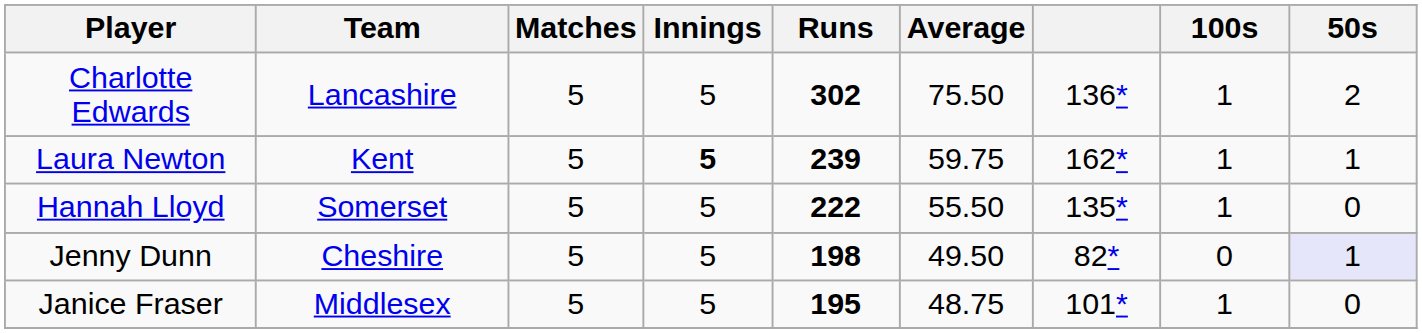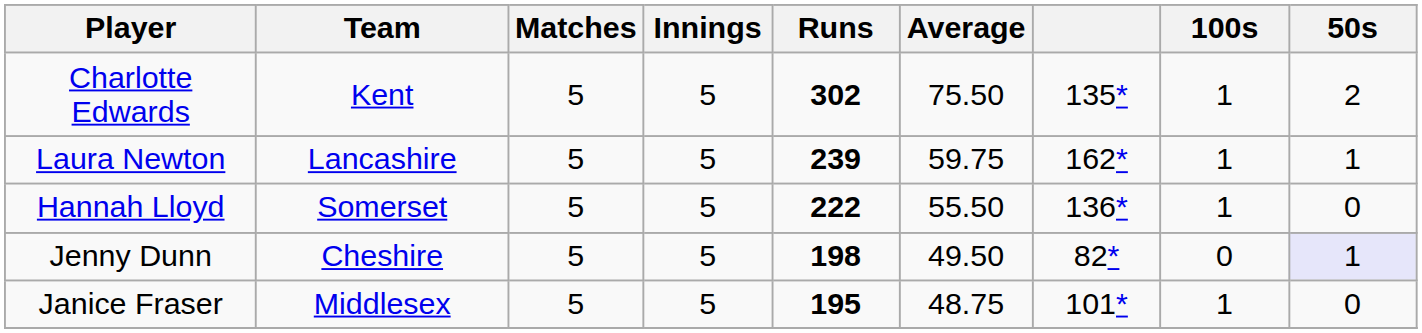(382, 93) Lancashire -> (382, 93) Kent
(1097, 93) 136* -> (1097, 93) 135*
(382, 159) Kent -> (382, 159) Lancashire
(708, 159) bold -> (708, 159) normal
(1097, 207) 135* -> (1097, 207) 136*
